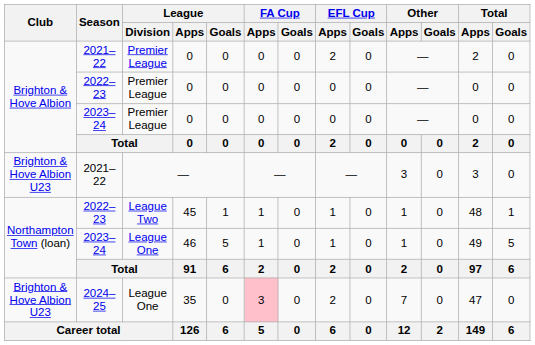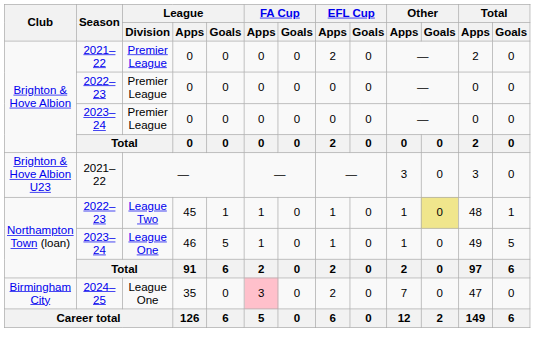(440, 212) no background -> (440, 212) khaki background
(40, 300) Brighton & Hove Albion U23 -> (40, 293) Birmingham City
